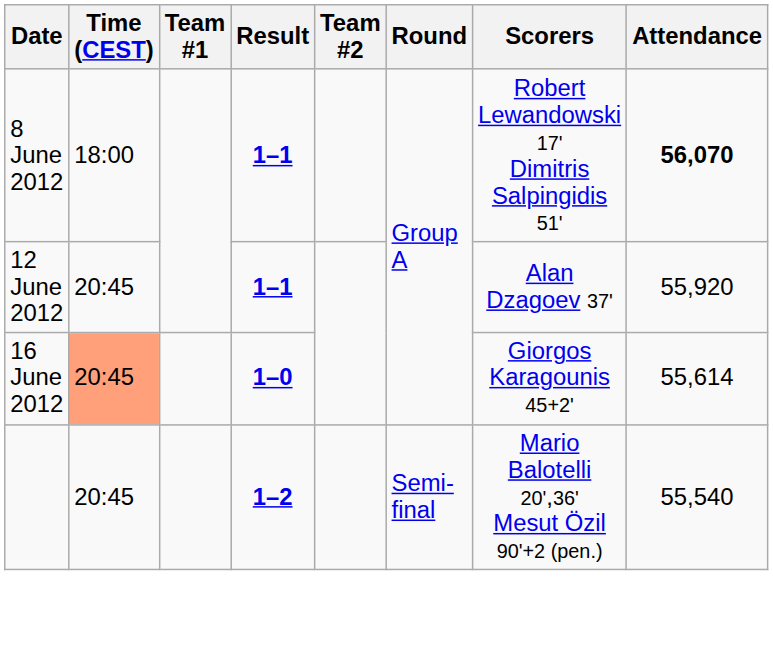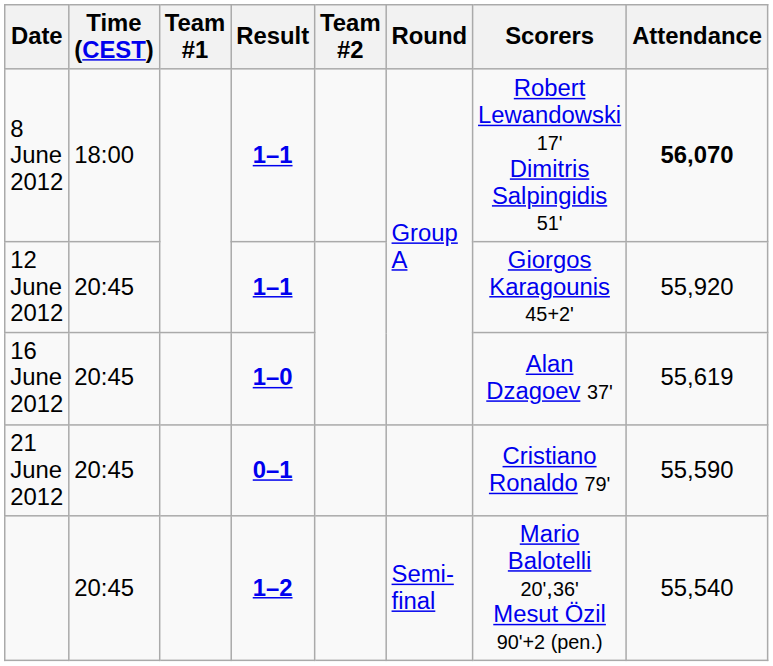(550, 286) Alan Dzagoev 37' -> (550, 286) Giorgos Karagounis 45+2'
(104, 378) lightsalmon background -> (104, 378) no background
(550, 378) Giorgos Karagounis 45+2' -> (550, 378) Alan Dzagoev 37'
(697, 378) 55,614 -> (697, 378) 55,619
+ row: (37, 469)
